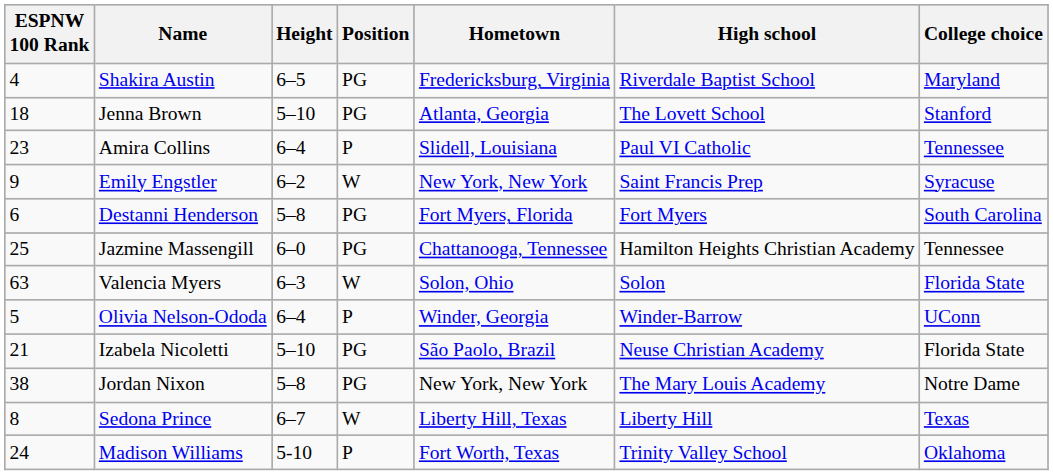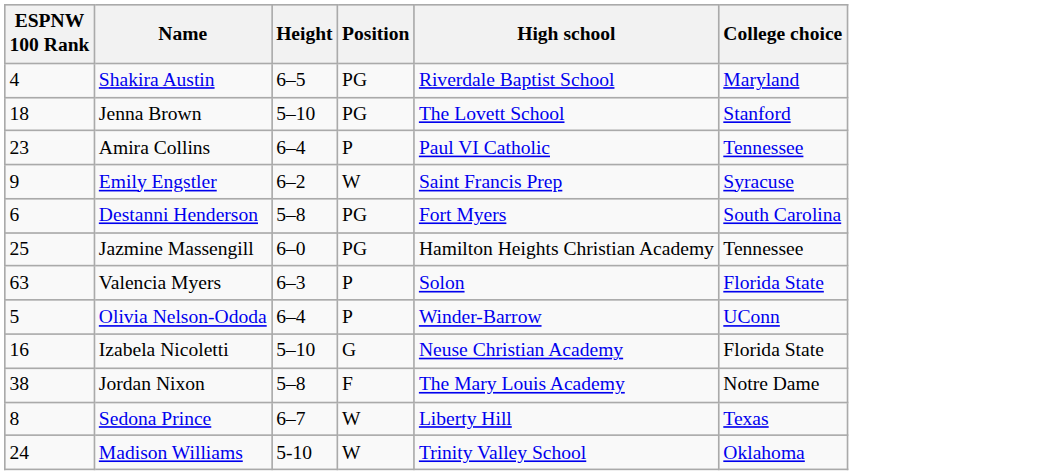- column: (514, 33)
(351, 283) W -> (348, 283) P
(19, 350) 21 -> (19, 350) 16
(355, 350) PG -> (349, 350) G
(355, 384) PG -> (348, 384) F
(348, 452) P -> (351, 452) W
